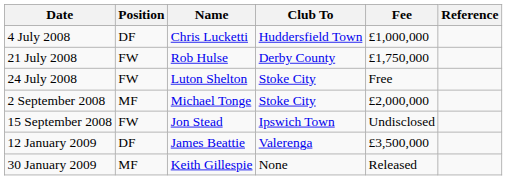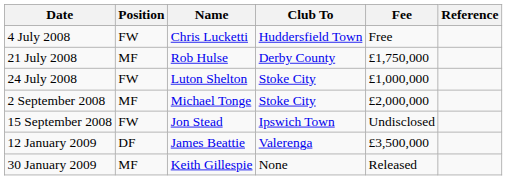(127, 36) DF -> (128, 36) FW
(399, 36) £1,000,000 -> (381, 36) Free
(128, 57) FW -> (128, 57) MF
(381, 79) Free -> (399, 79) £1,000,000
